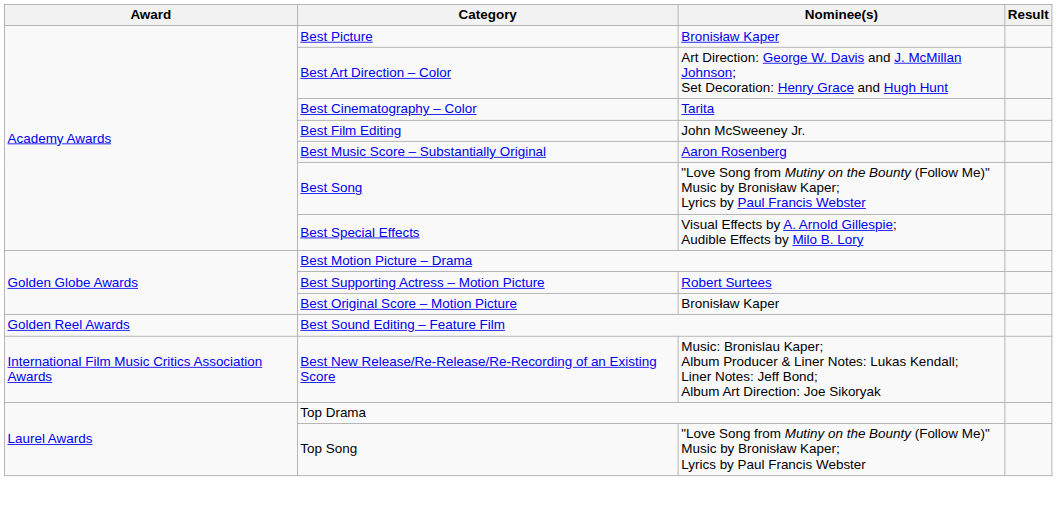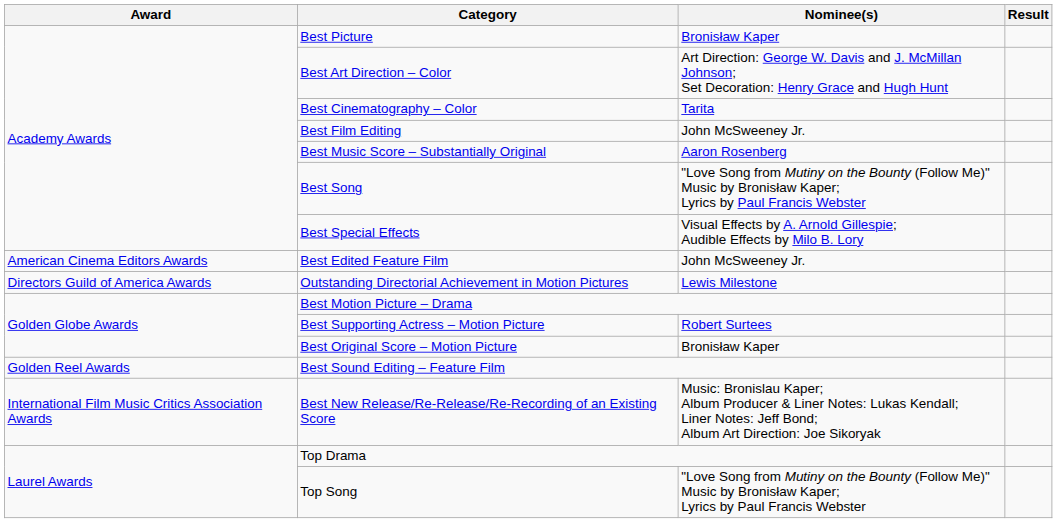+ row: (374, 261)
+ row: (464, 282)
